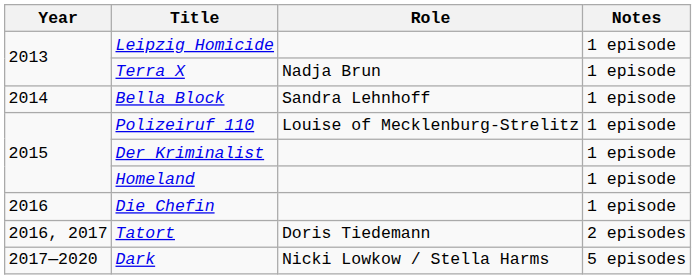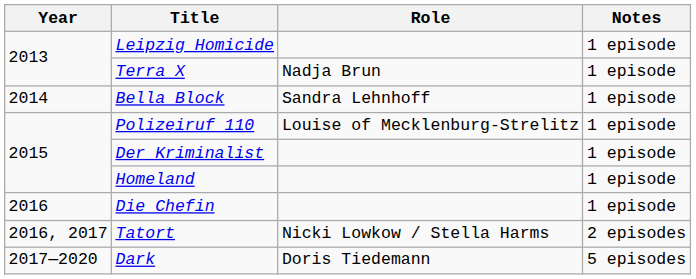(356, 233) Doris Tiedemann -> (416, 233) Nicki Lowkow / Stella Harms
(416, 260) Nicki Lowkow / Stella Harms -> (356, 260) Doris Tiedemann
